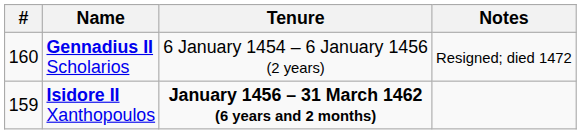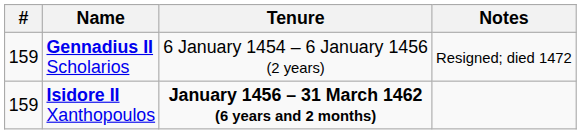(23, 56) 160 -> (23, 56) 159
